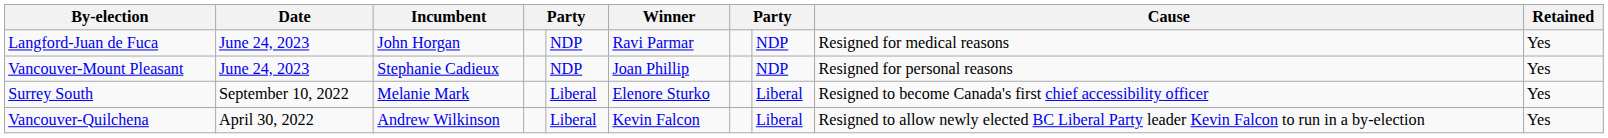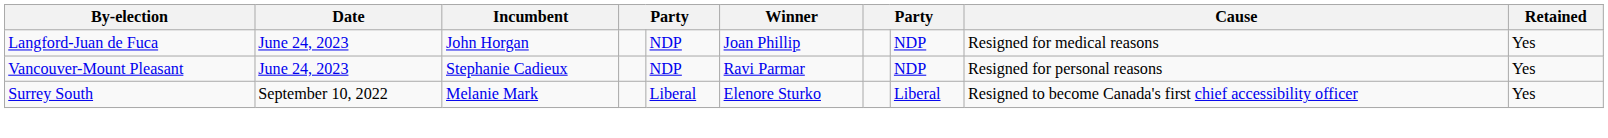(653, 42) Ravi Parmar -> (762, 42) Joan Phillip
(651, 68) Joan Phillip -> (764, 68) Ravi Parmar
- row: (79, 119)
